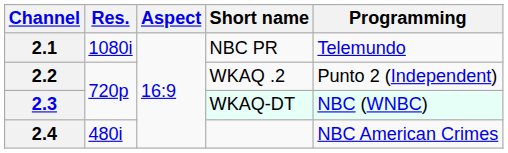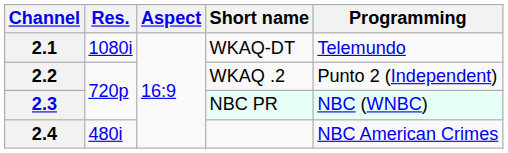(244, 47) NBC PR -> (252, 47) WKAQ-DT
(252, 104) WKAQ-DT -> (244, 104) NBC PR
